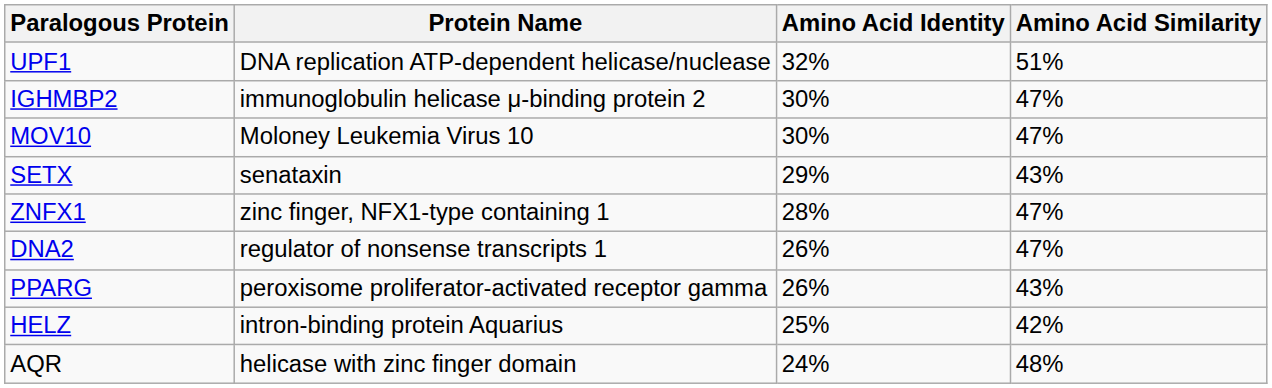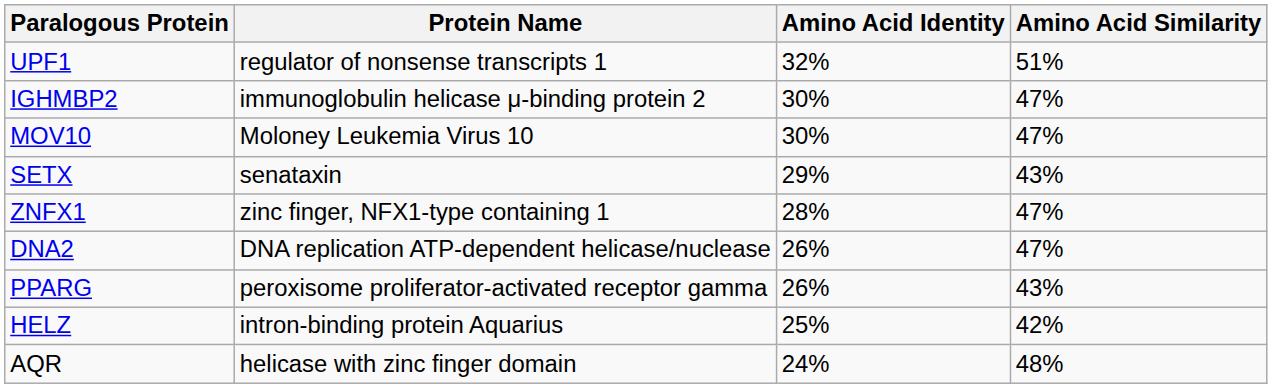(505, 61) DNA replication ATP-dependent helicase/nuclease -> (423, 61) regulator of nonsense transcripts 1
(423, 250) regulator of nonsense transcripts 1 -> (505, 250) DNA replication ATP-dependent helicase/nuclease
